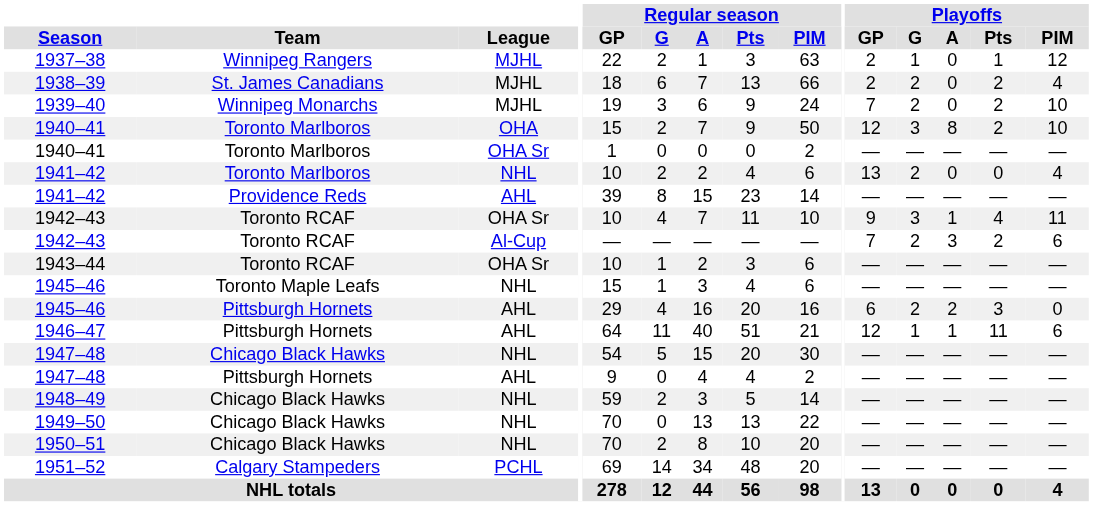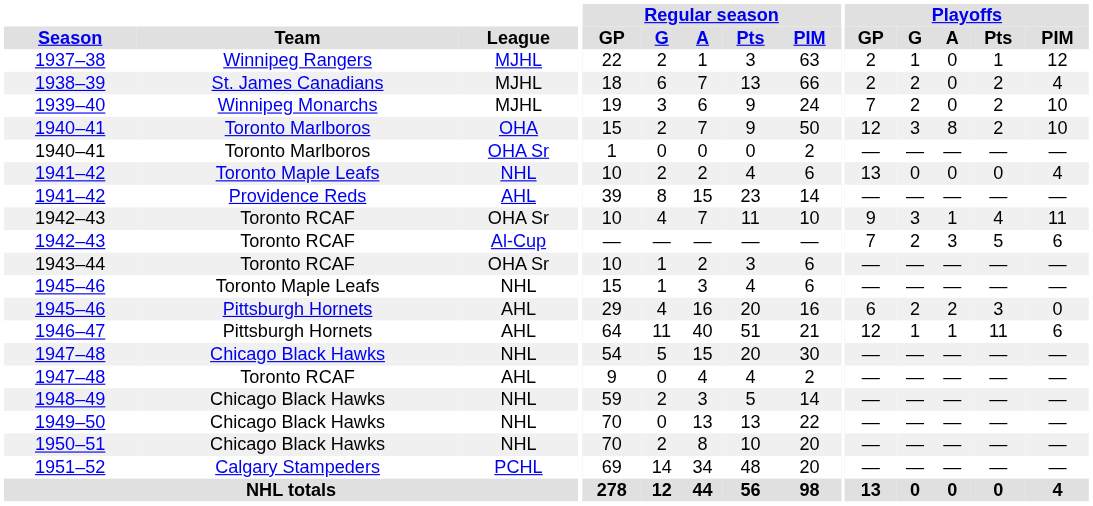(298, 173) Toronto Marlboros -> (298, 173) Toronto Maple Leafs
(915, 173) 2 -> (915, 173) 0
(998, 241) 2 -> (998, 241) 5
(298, 376) Pittsburgh Hornets -> (298, 376) Toronto RCAF
